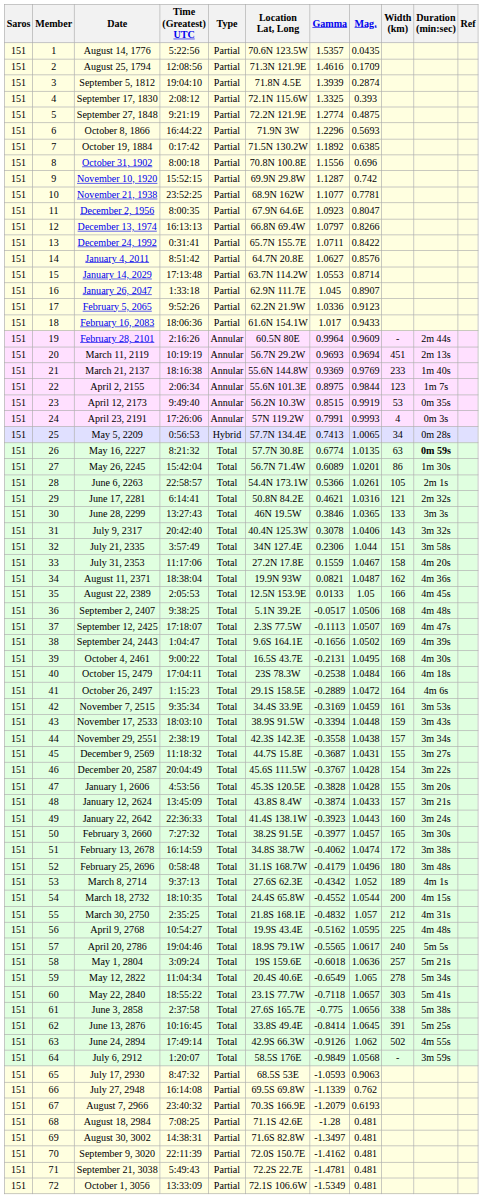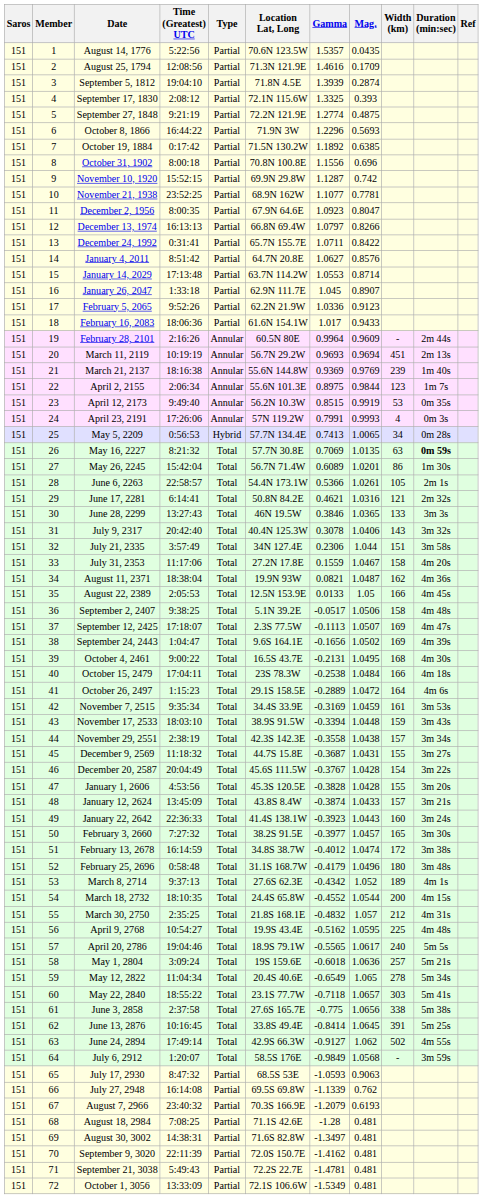(398, 370) 233 -> (398, 370) 239
(330, 450) 0.6774 -> (330, 450) 0.7069
(398, 610) 168 -> (398, 610) 158
(330, 850) -0.4062 -> (330, 850) -0.4012
(330, 1042) -0.9126 -> (330, 1042) -0.9127
